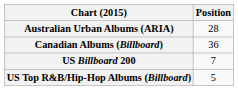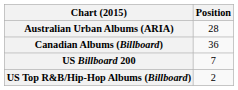(213, 77) 5 -> (213, 77) 2
